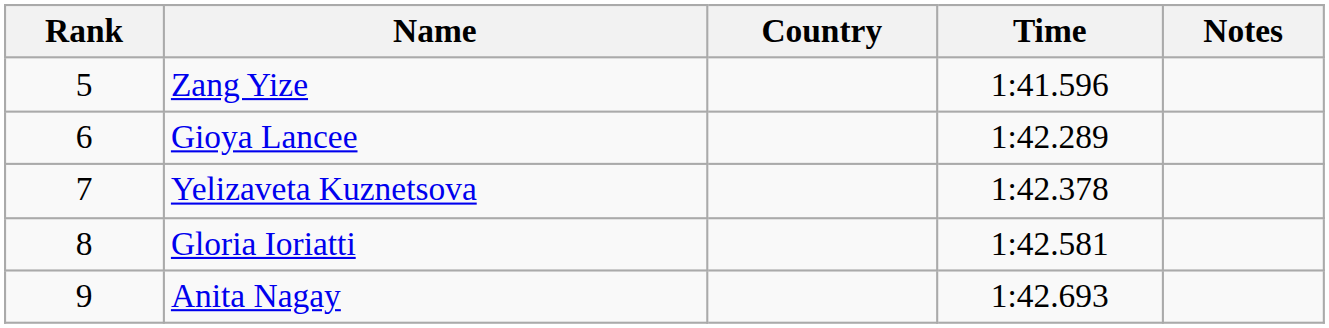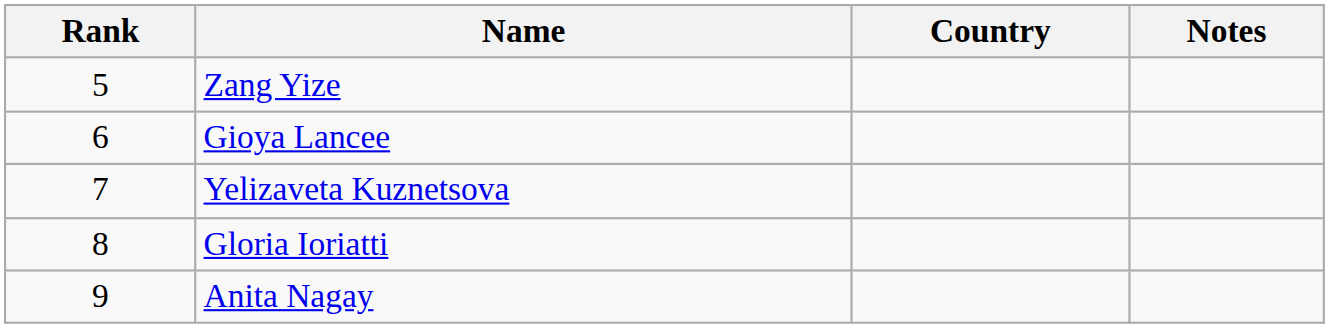- column: (1050, 31)
